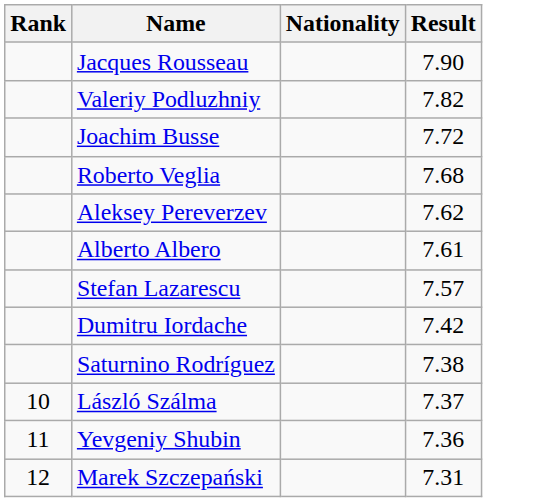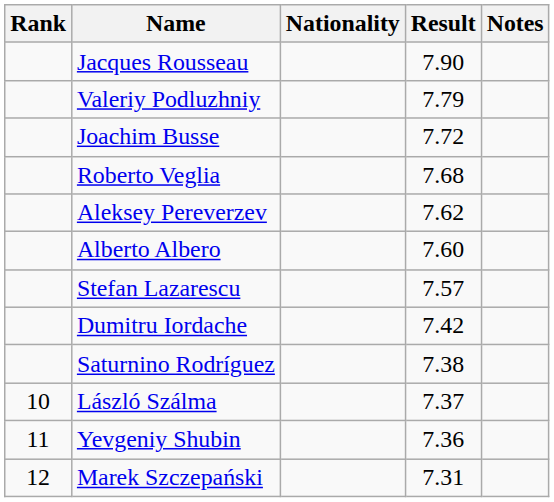+ column: (515, 23)
(443, 99) 7.82 -> (443, 99) 7.79
(443, 250) 7.61 -> (443, 250) 7.60
